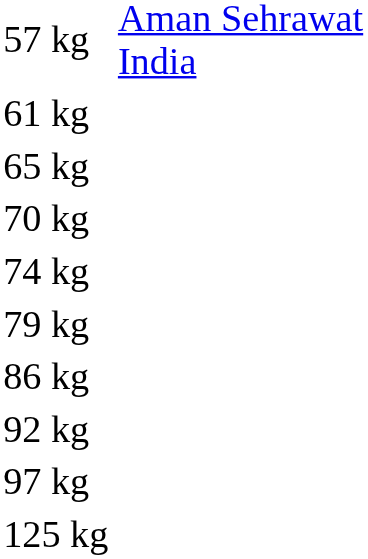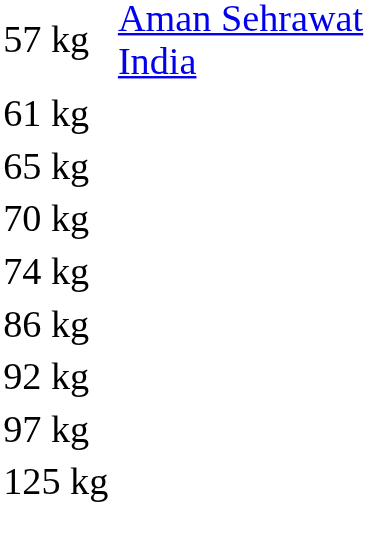- row: (46, 323)
